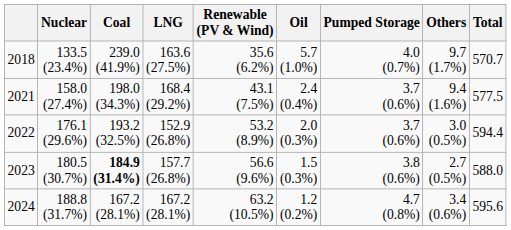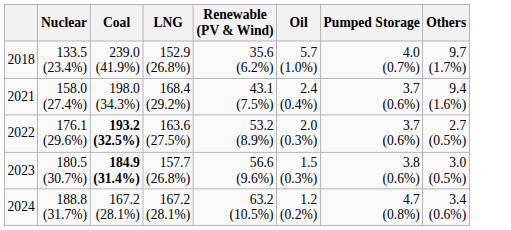- column: (488, 22)
(168, 59) 163.6 (27.5%) -> (168, 59) 152.9 (26.8%)
(118, 133) normal -> (117, 133) bold
(168, 133) 152.9 (26.8%) -> (168, 133) 163.6 (27.5%)
(448, 133) 3.0 (0.5%) -> (448, 133) 2.7 (0.5%)
(448, 170) 2.7 (0.5%) -> (448, 170) 3.0 (0.5%)
